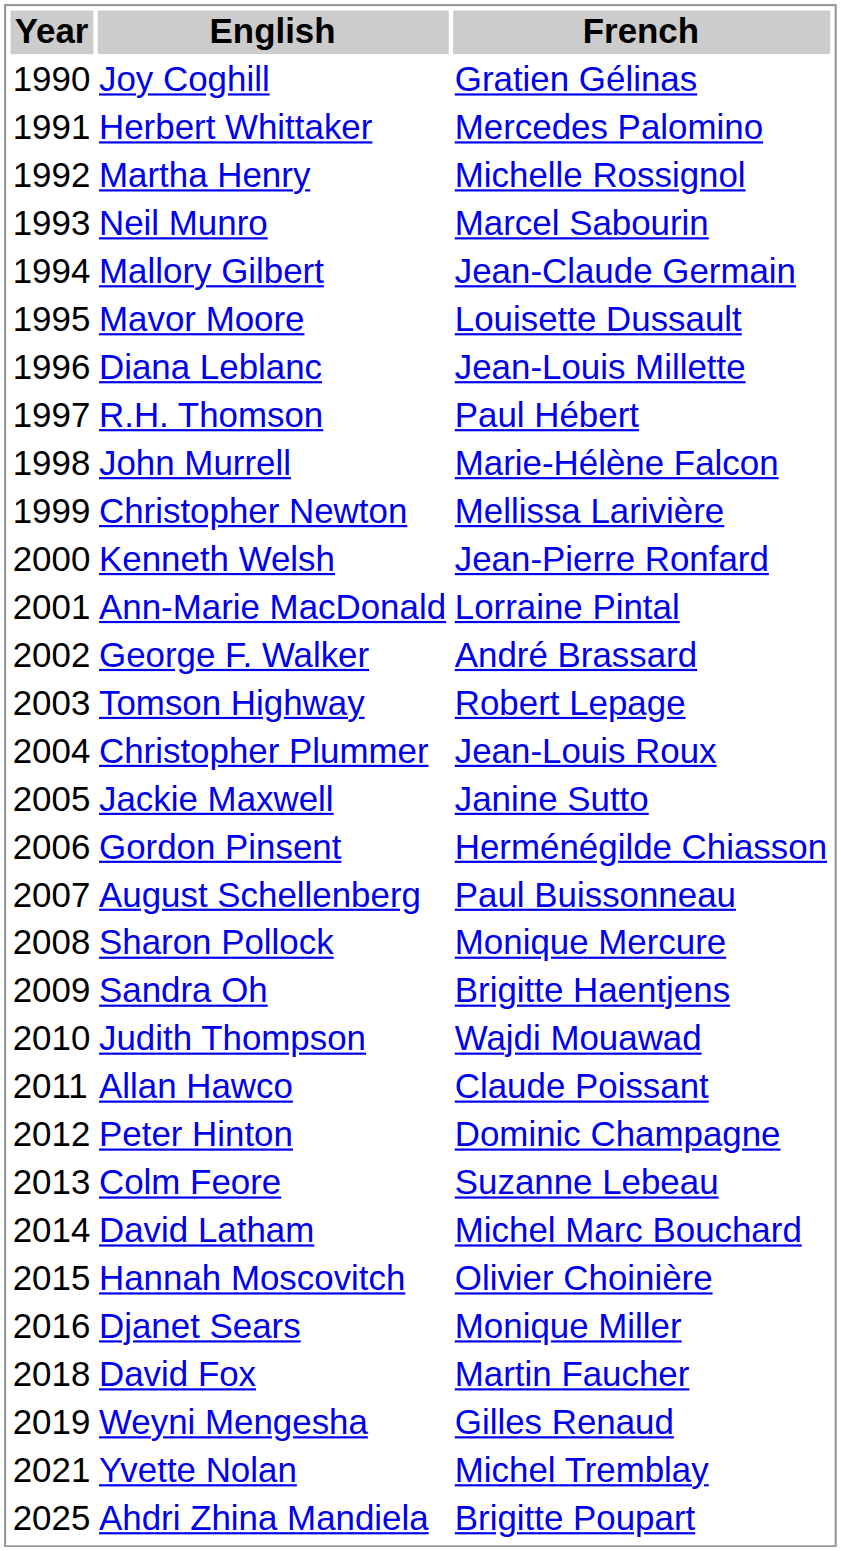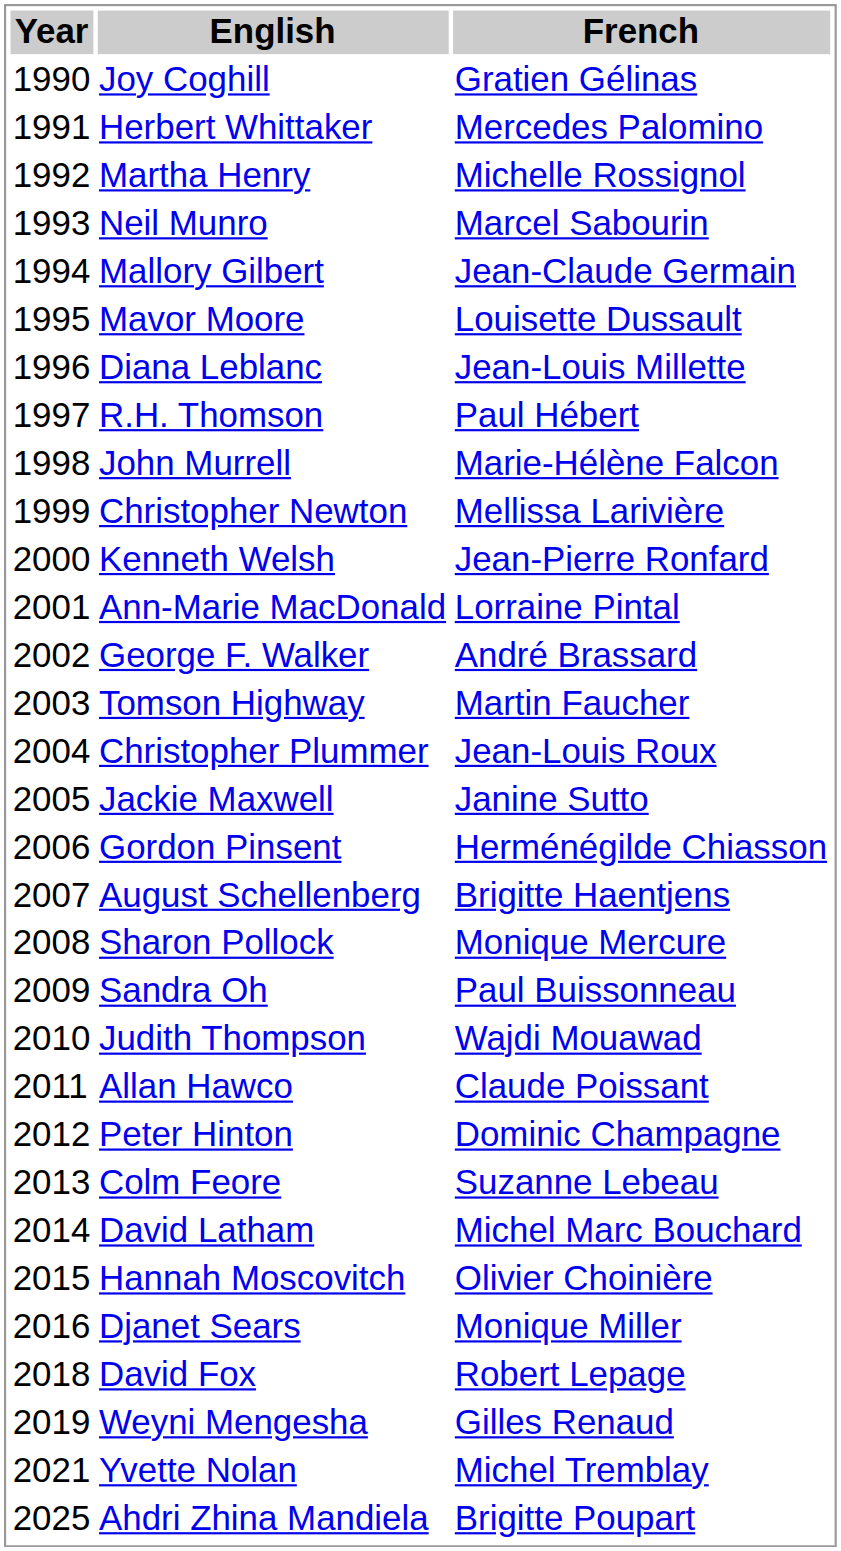(570, 703) Robert Lepage -> (572, 703) Martin Faucher
(595, 895) Paul Buissonneau -> (592, 895) Brigitte Haentjens
(592, 990) Brigitte Haentjens -> (595, 990) Paul Buissonneau
(572, 1374) Martin Faucher -> (570, 1374) Robert Lepage
